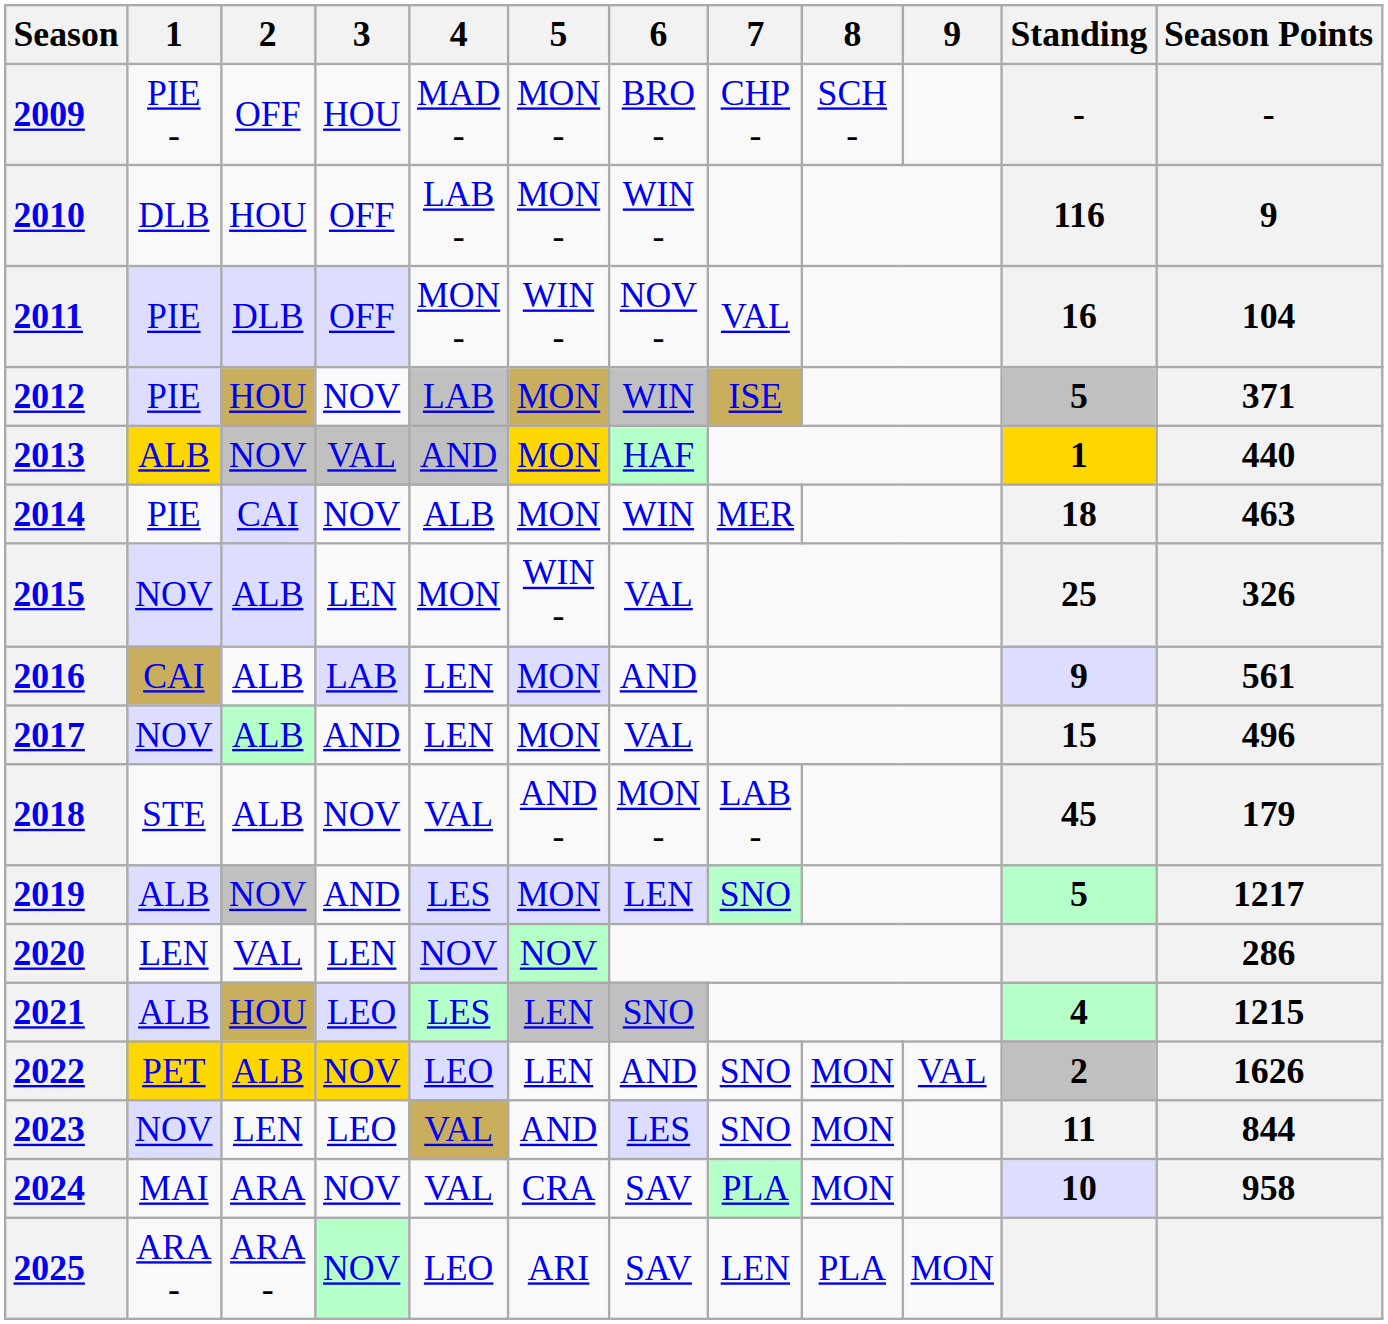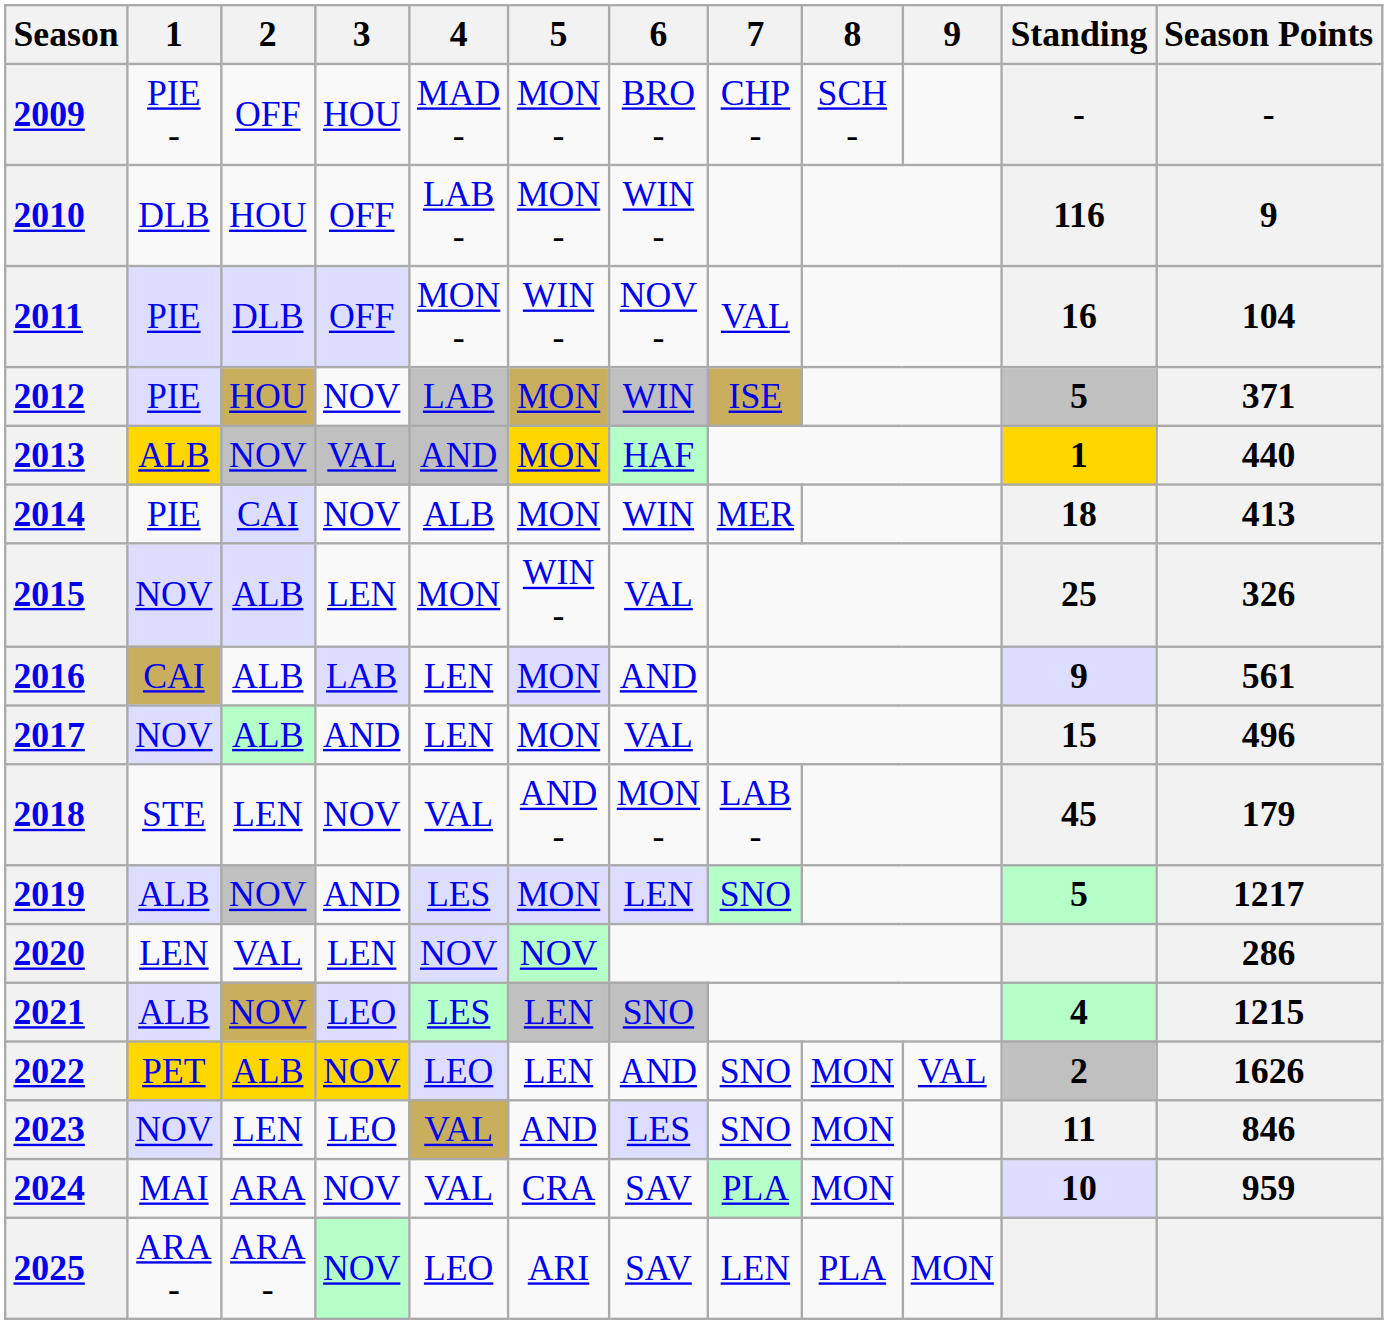(1269, 514) 463 -> (1269, 514) 413
(268, 813) ALB -> (268, 813) LEN
(268, 1011) HOU -> (268, 1011) NOV
(1269, 1129) 844 -> (1269, 1129) 846
(1269, 1187) 958 -> (1269, 1187) 959
